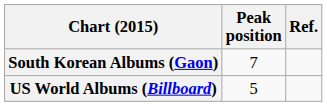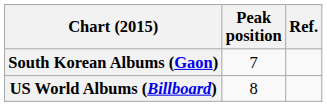(254, 88) 5 -> (254, 88) 8
